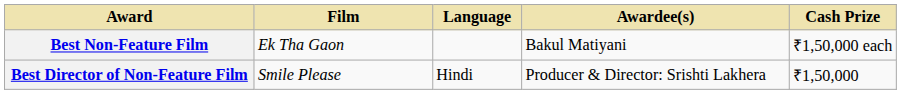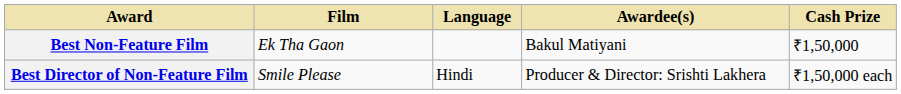(843, 45) ₹1,50,000 each -> (826, 45) ₹1,50,000
(826, 75) ₹1,50,000 -> (843, 75) ₹1,50,000 each
